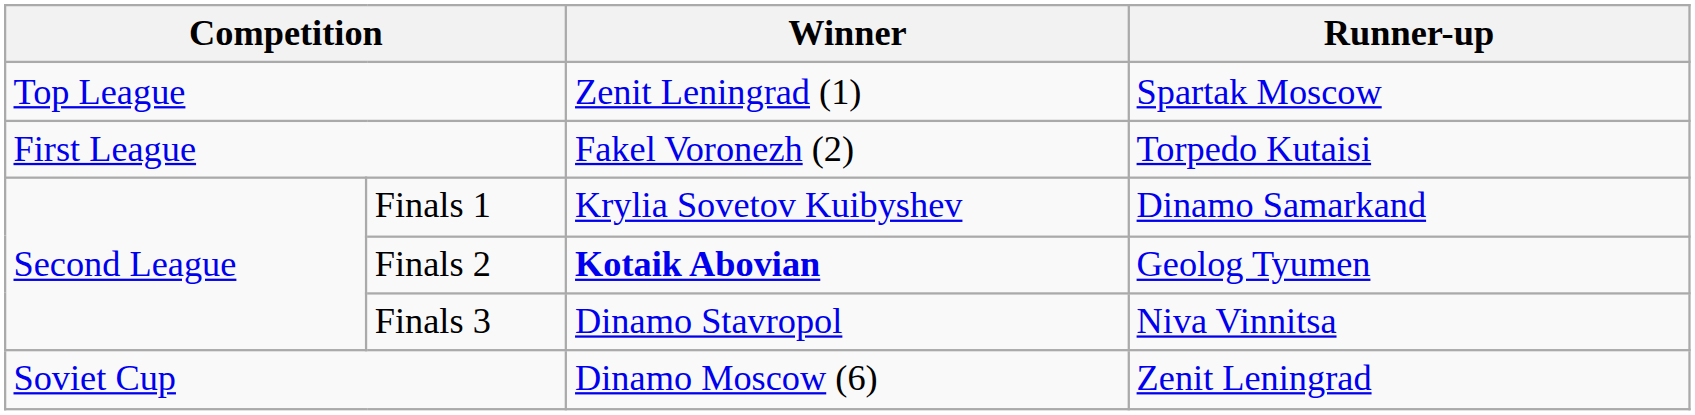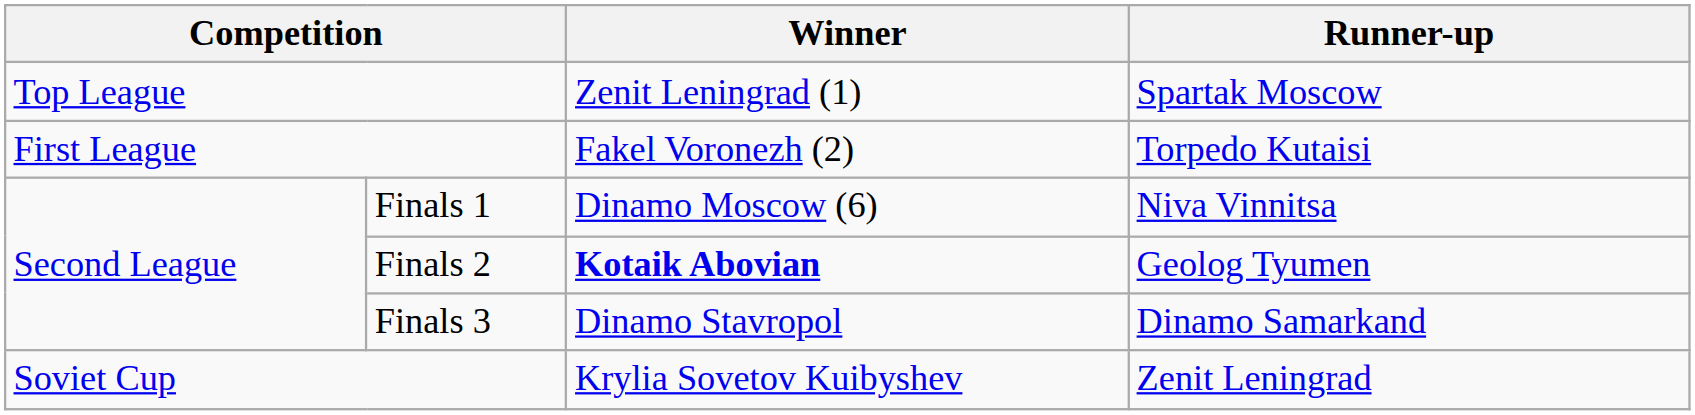(769, 206) Krylia Sovetov Kuibyshev -> (726, 206) Dinamo Moscow (6)
(1281, 206) Dinamo Samarkand -> (1237, 206) Niva Vinnitsa
(1237, 321) Niva Vinnitsa -> (1281, 321) Dinamo Samarkand
(726, 378) Dinamo Moscow (6) -> (769, 378) Krylia Sovetov Kuibyshev
